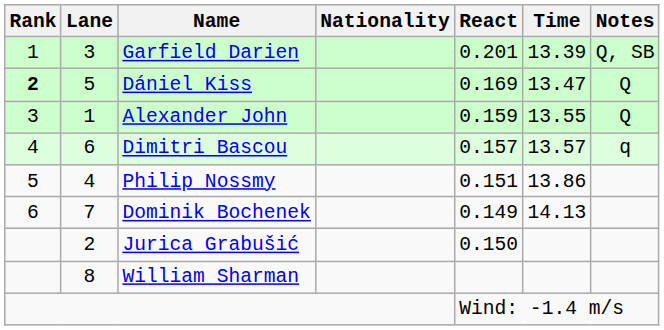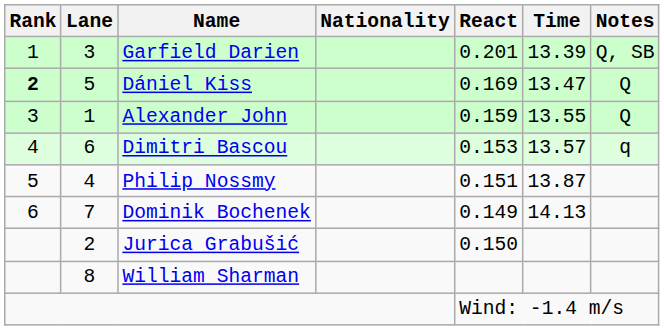(489, 149) 0.157 -> (489, 149) 0.153
(557, 181) 13.86 -> (557, 181) 13.87
